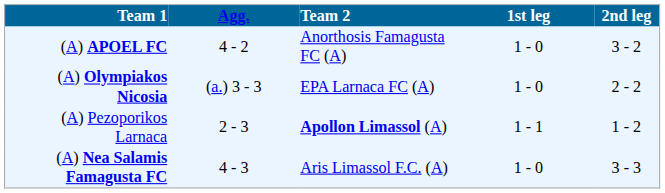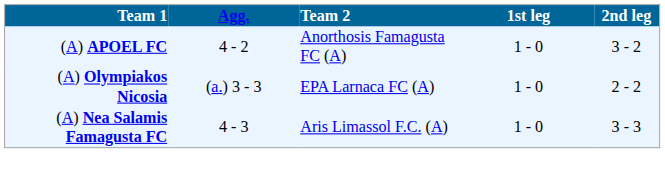- row: (114, 126)
